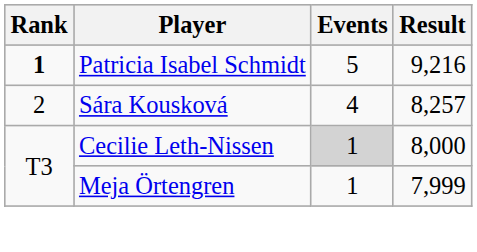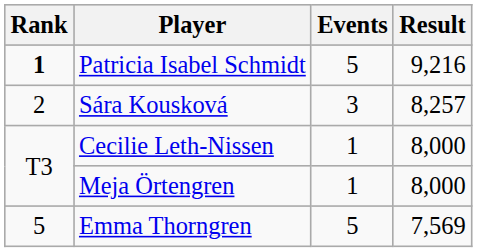(352, 105) 4 -> (352, 105) 3
(352, 145) lightgrey background -> (352, 145) no background
(438, 186) 7,999 -> (438, 186) 8,000
+ row: (165, 226)
